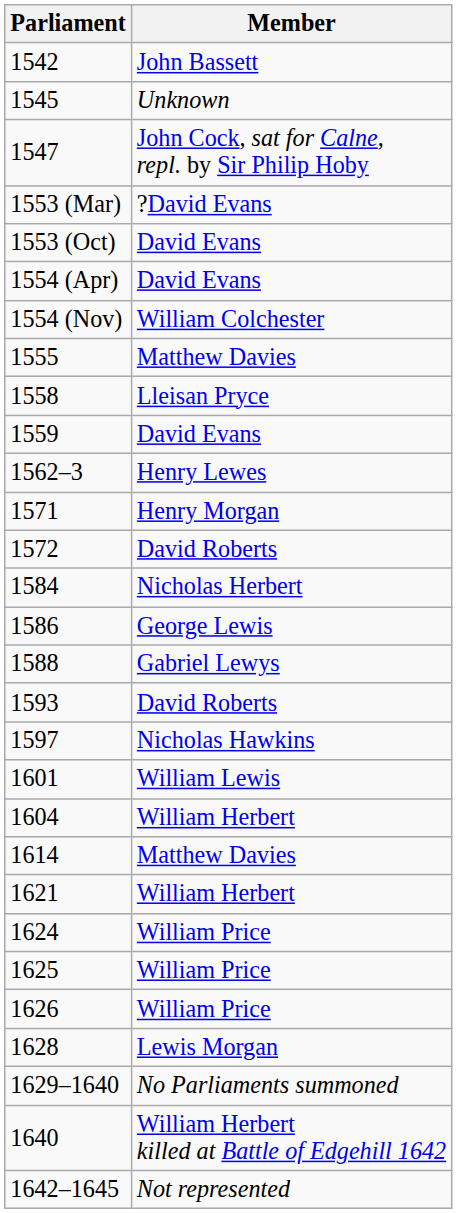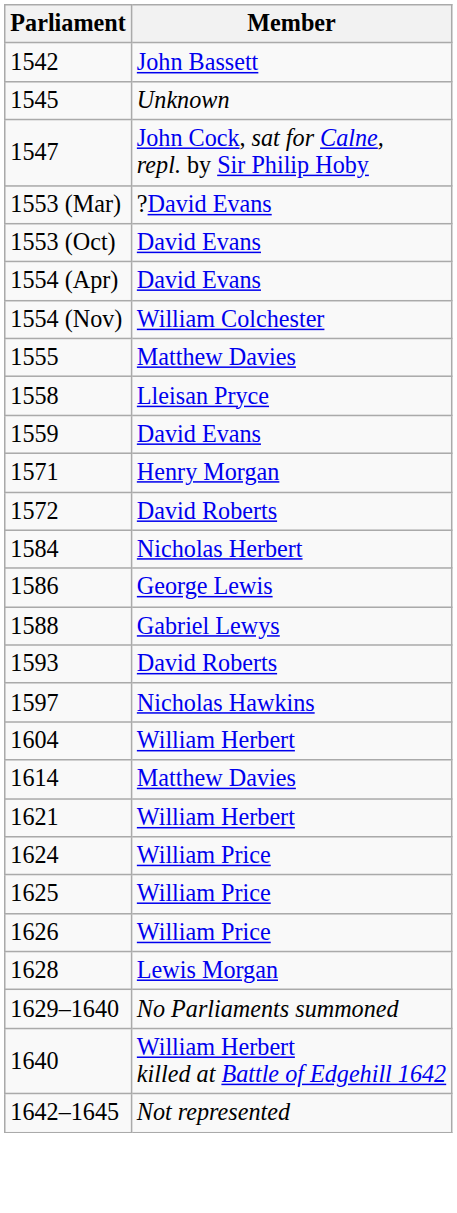- row: (47, 472)
- row: (34, 778)
